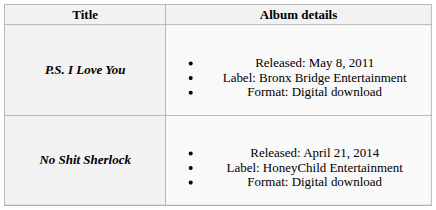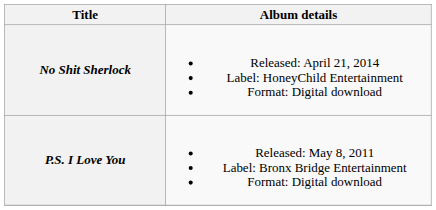rows swapped: (85, 70) <-> (85, 160)
